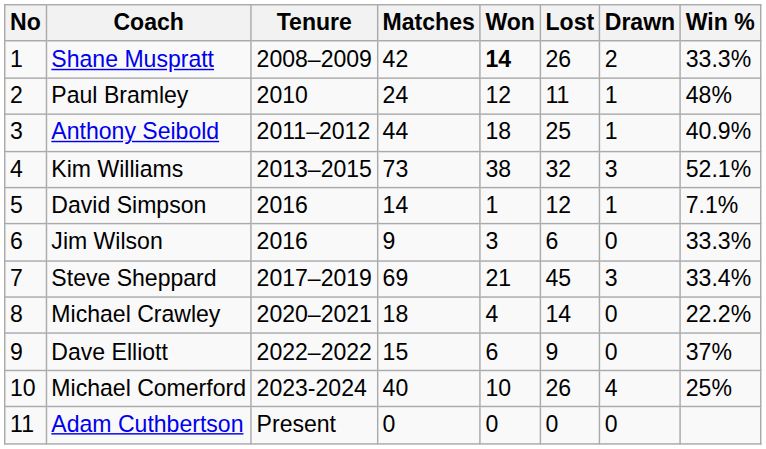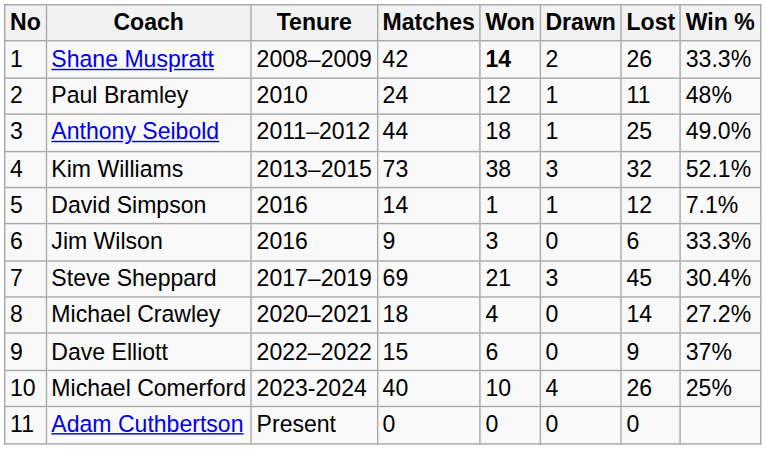columns swapped: (640, 22) <-> (570, 22)
(718, 132) 40.9% -> (718, 132) 49.0%
(718, 278) 33.4% -> (718, 278) 30.4%
(718, 315) 22.2% -> (718, 315) 27.2%
